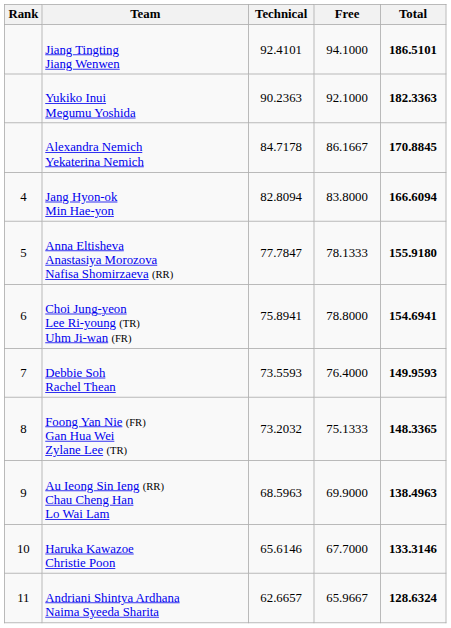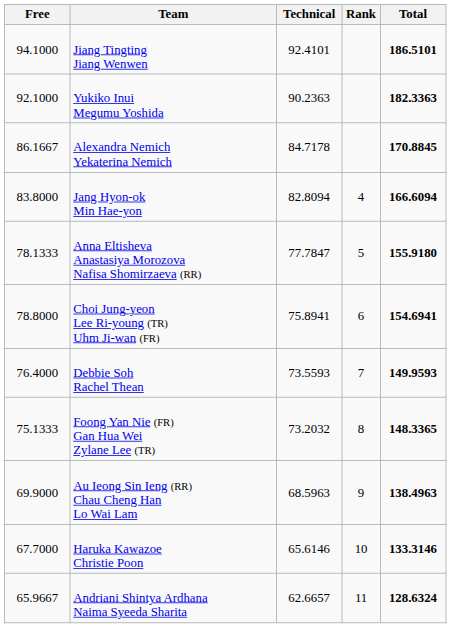columns swapped: (23, 14) <-> (347, 14)
